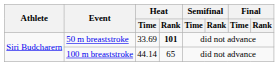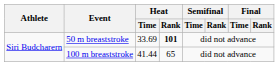(147, 54) 44.14 -> (147, 54) 41.44
